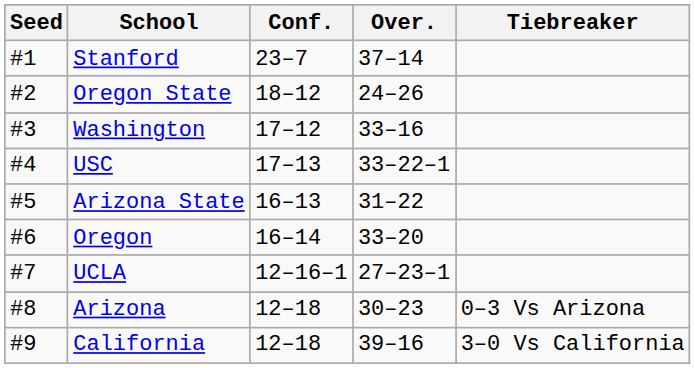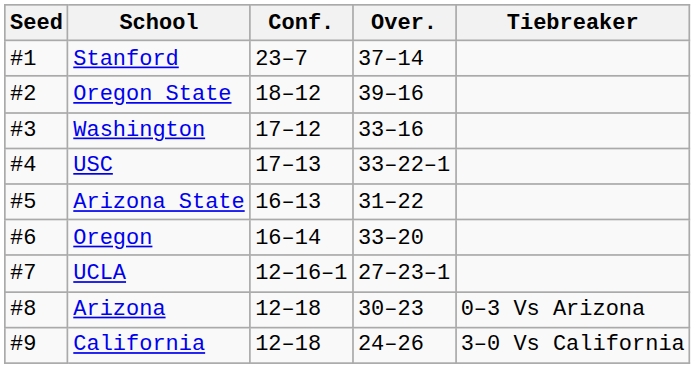(391, 94) 24–26 -> (391, 94) 39–16
(391, 345) 39–16 -> (391, 345) 24–26
